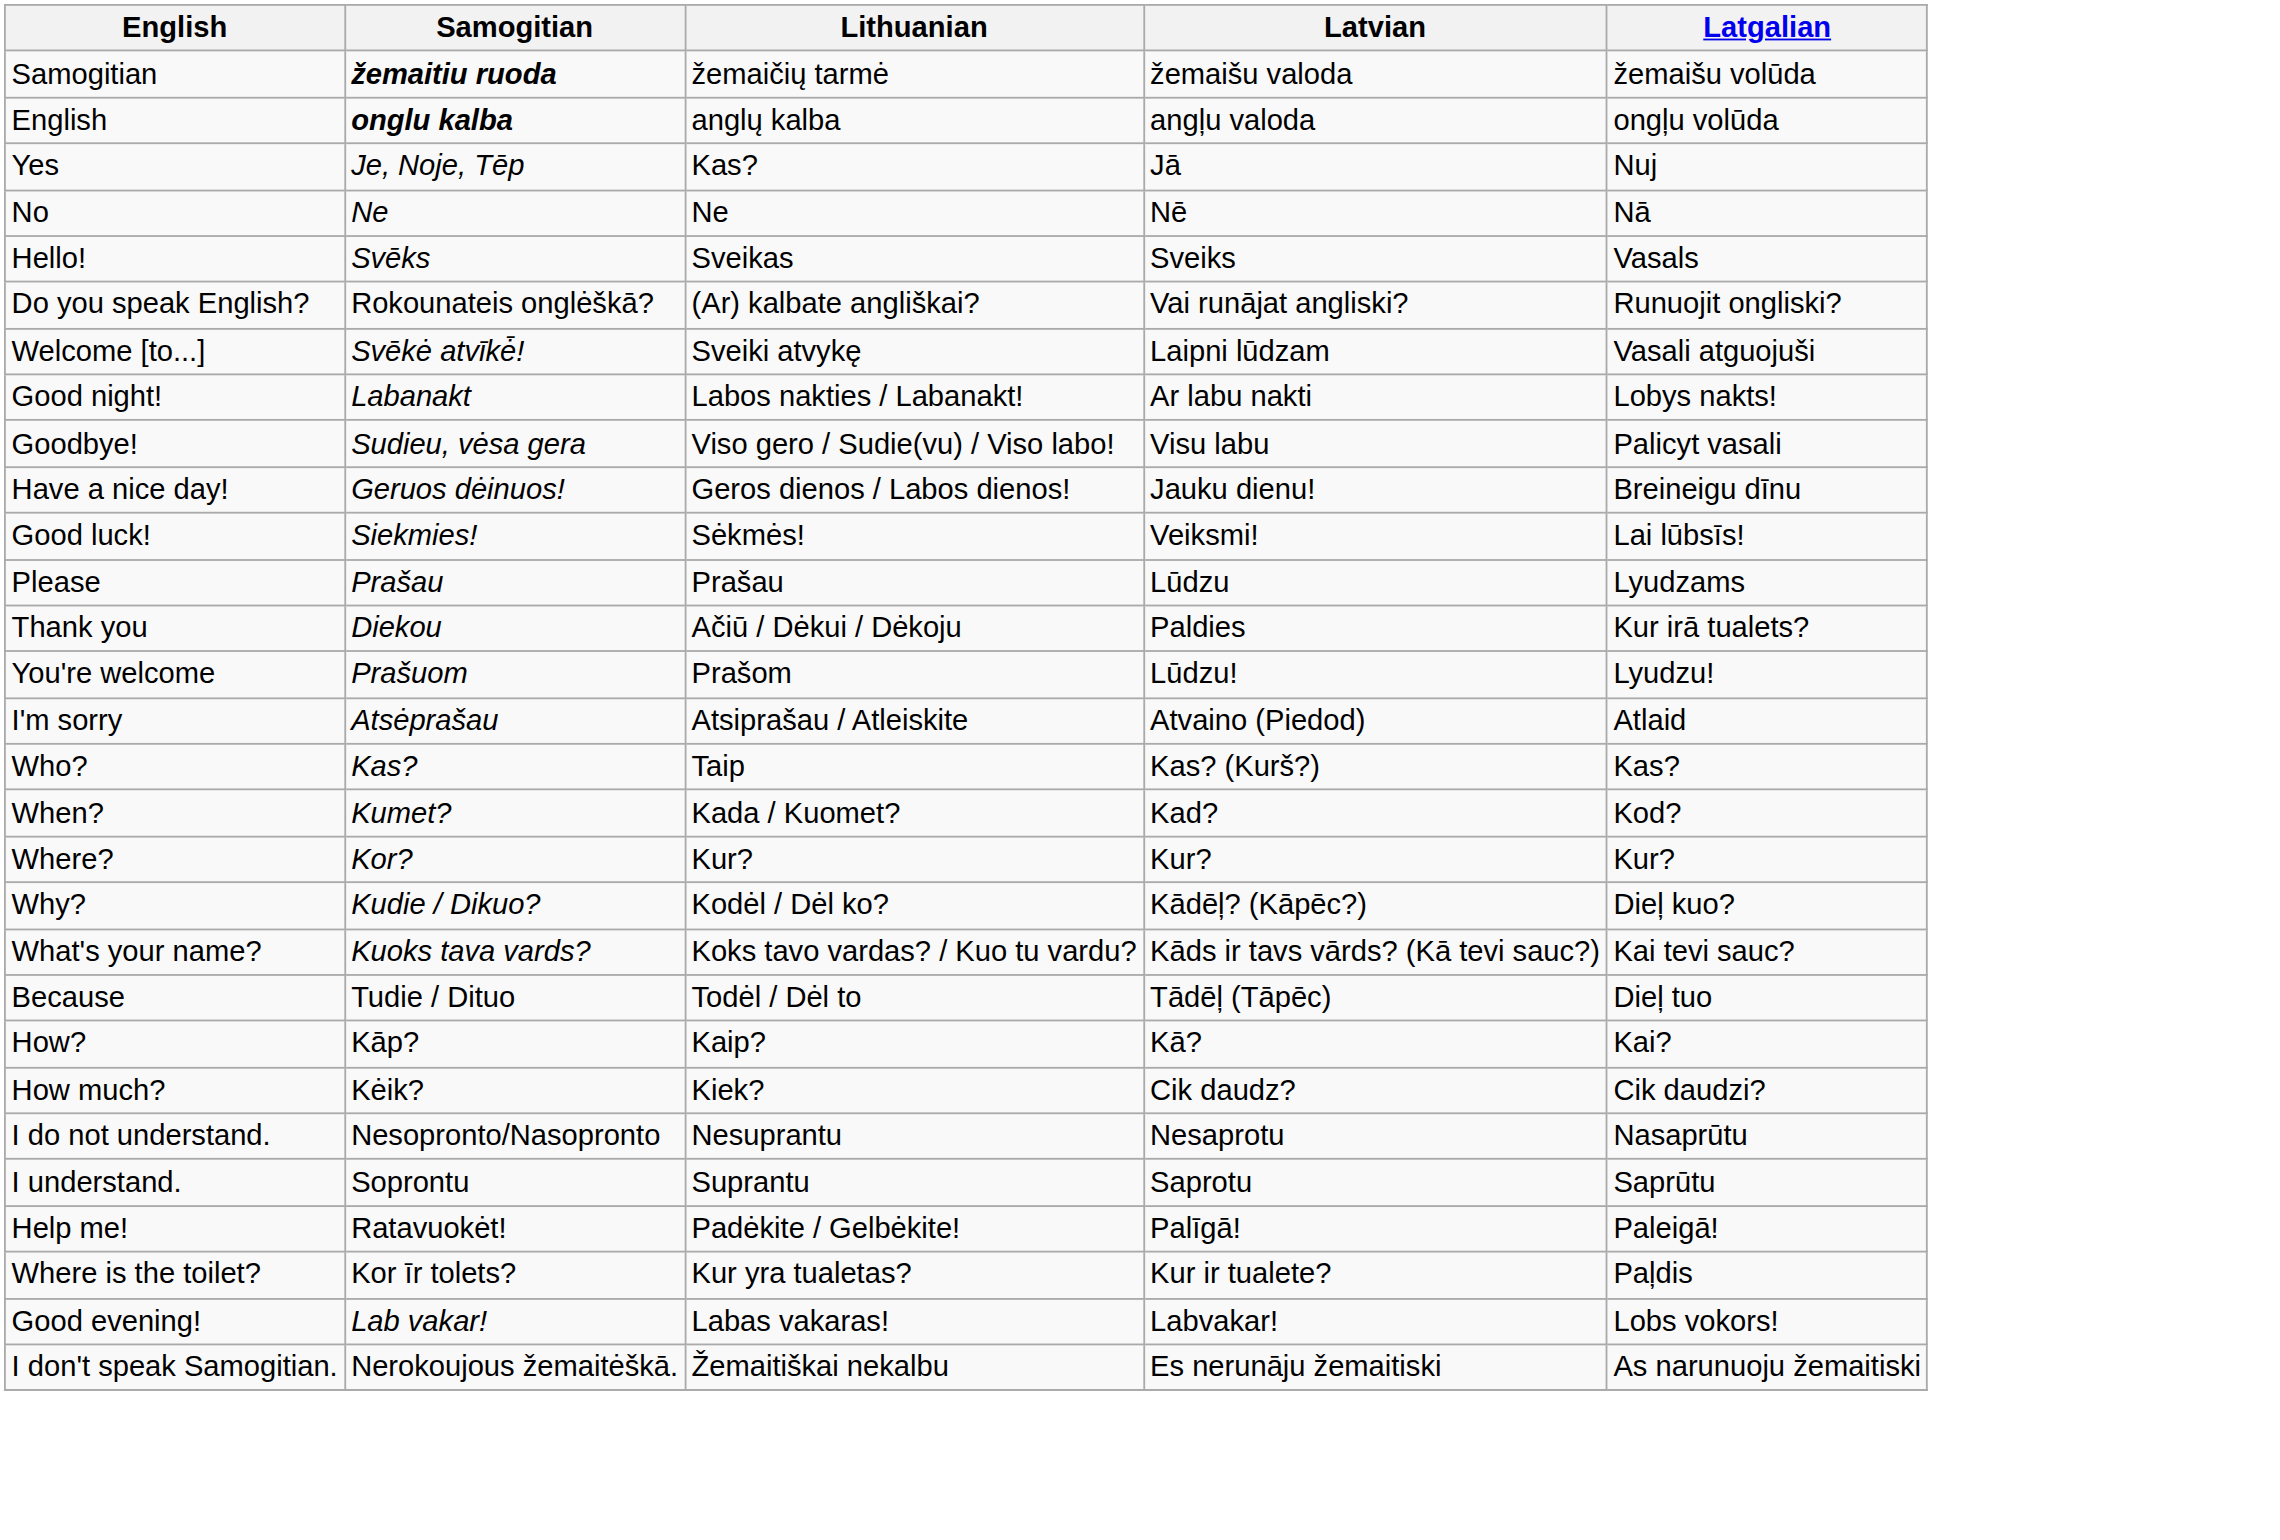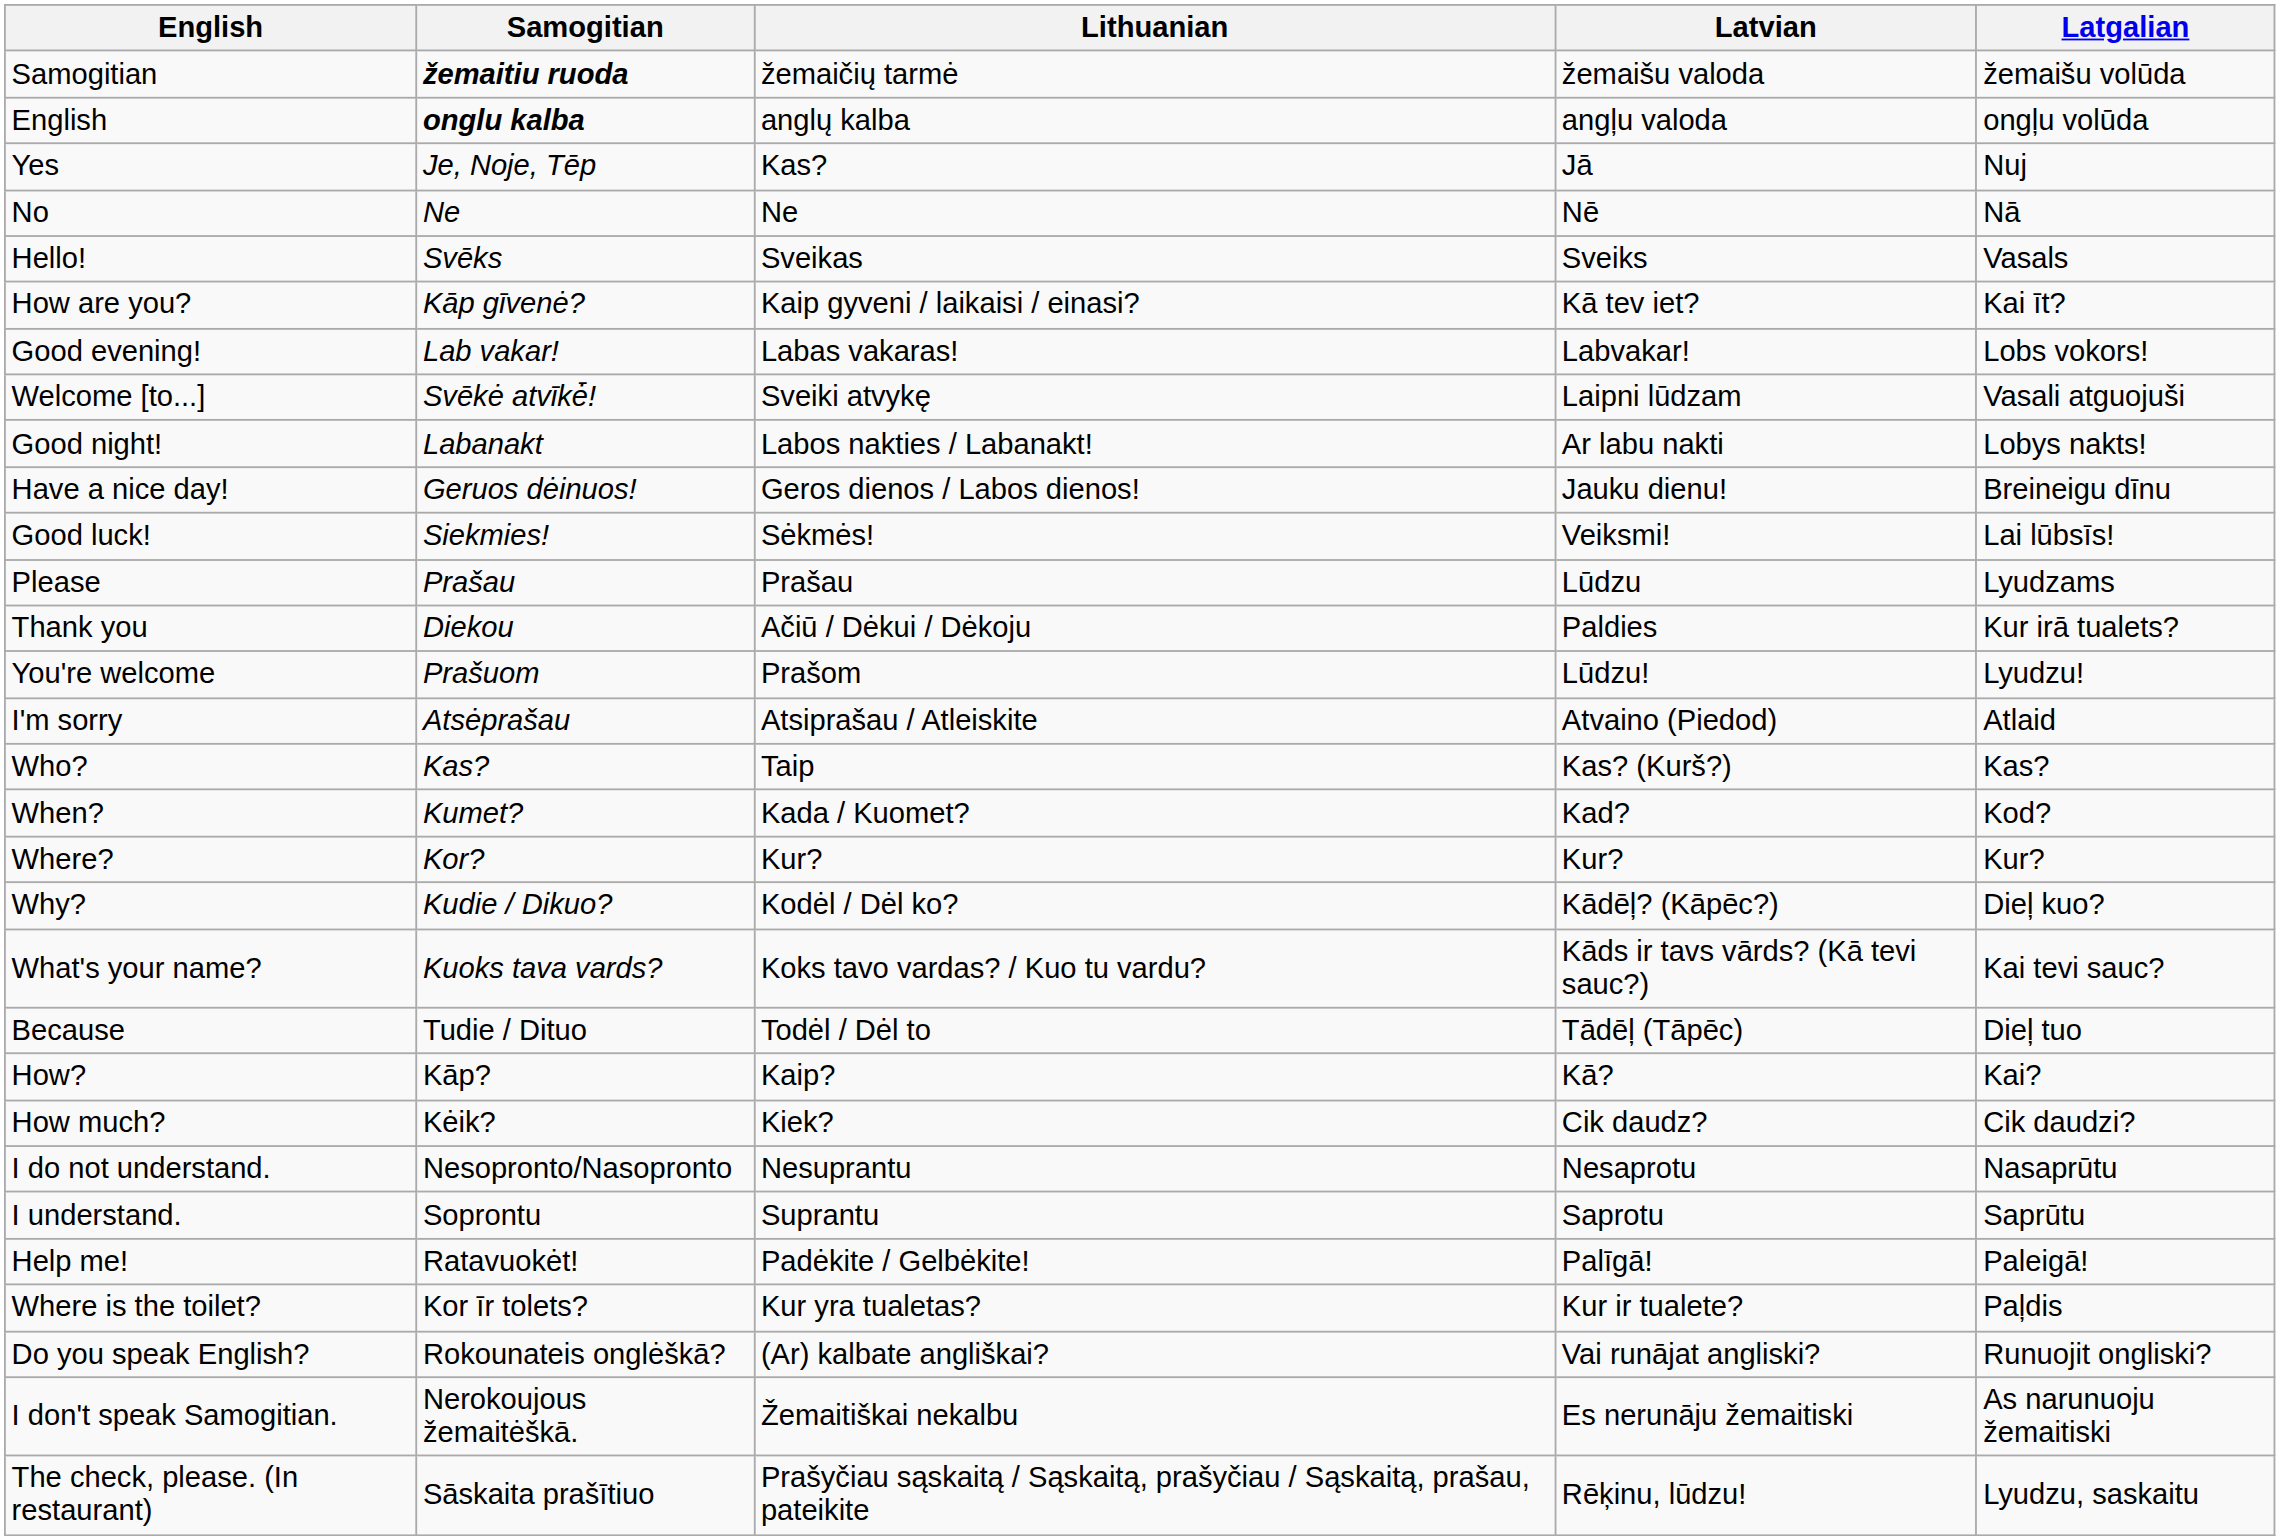+ row: (101, 304)
rows swapped: (106, 1320) <-> (161, 304)
- row: (75, 443)
+ row: (155, 1494)
